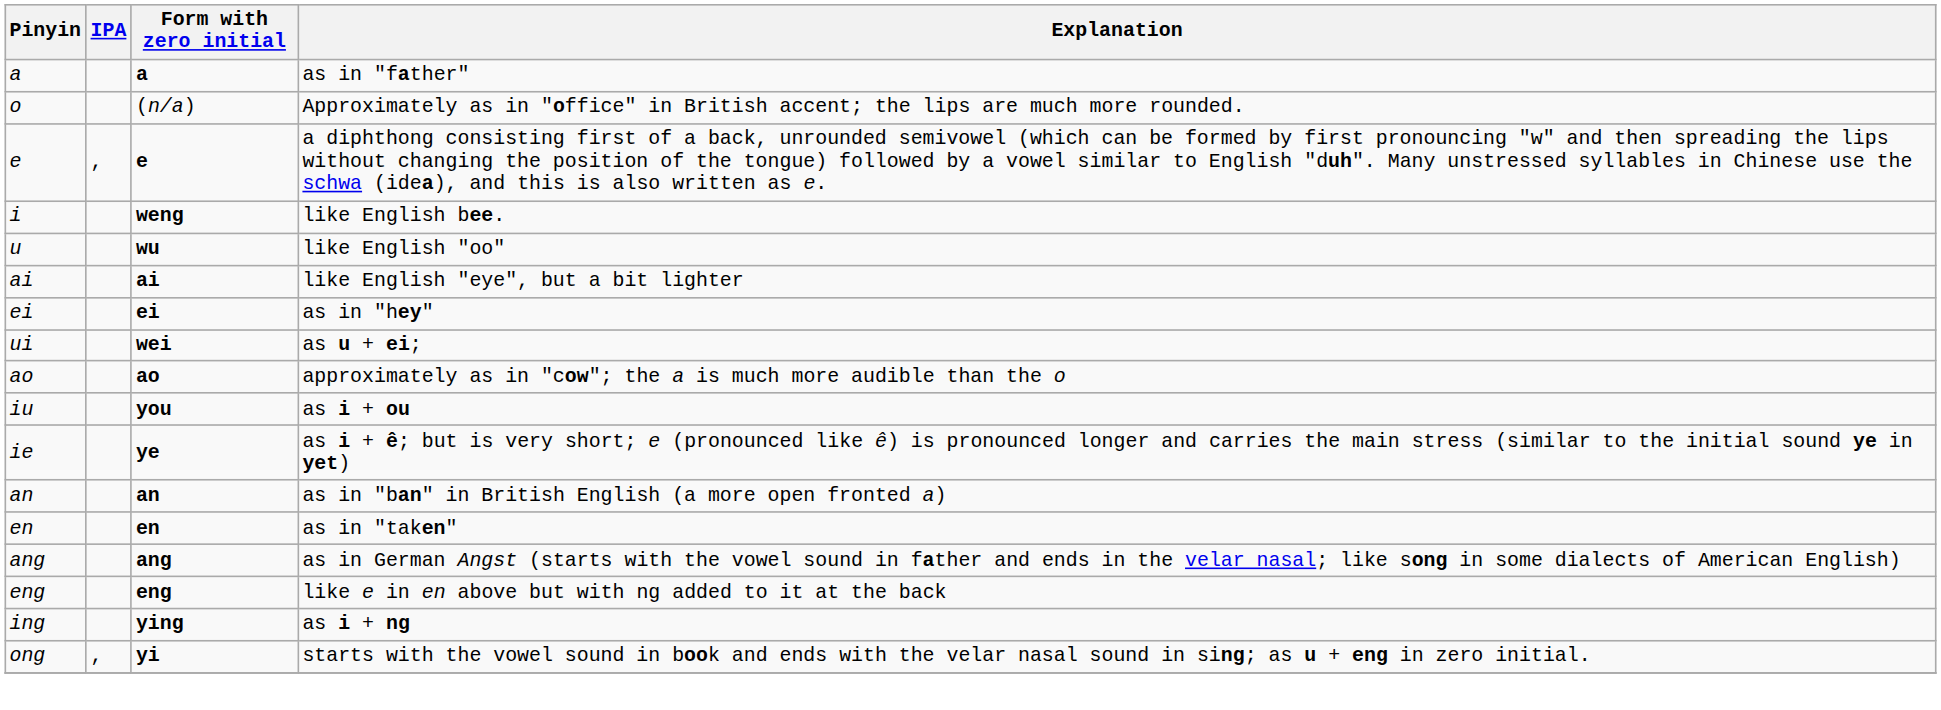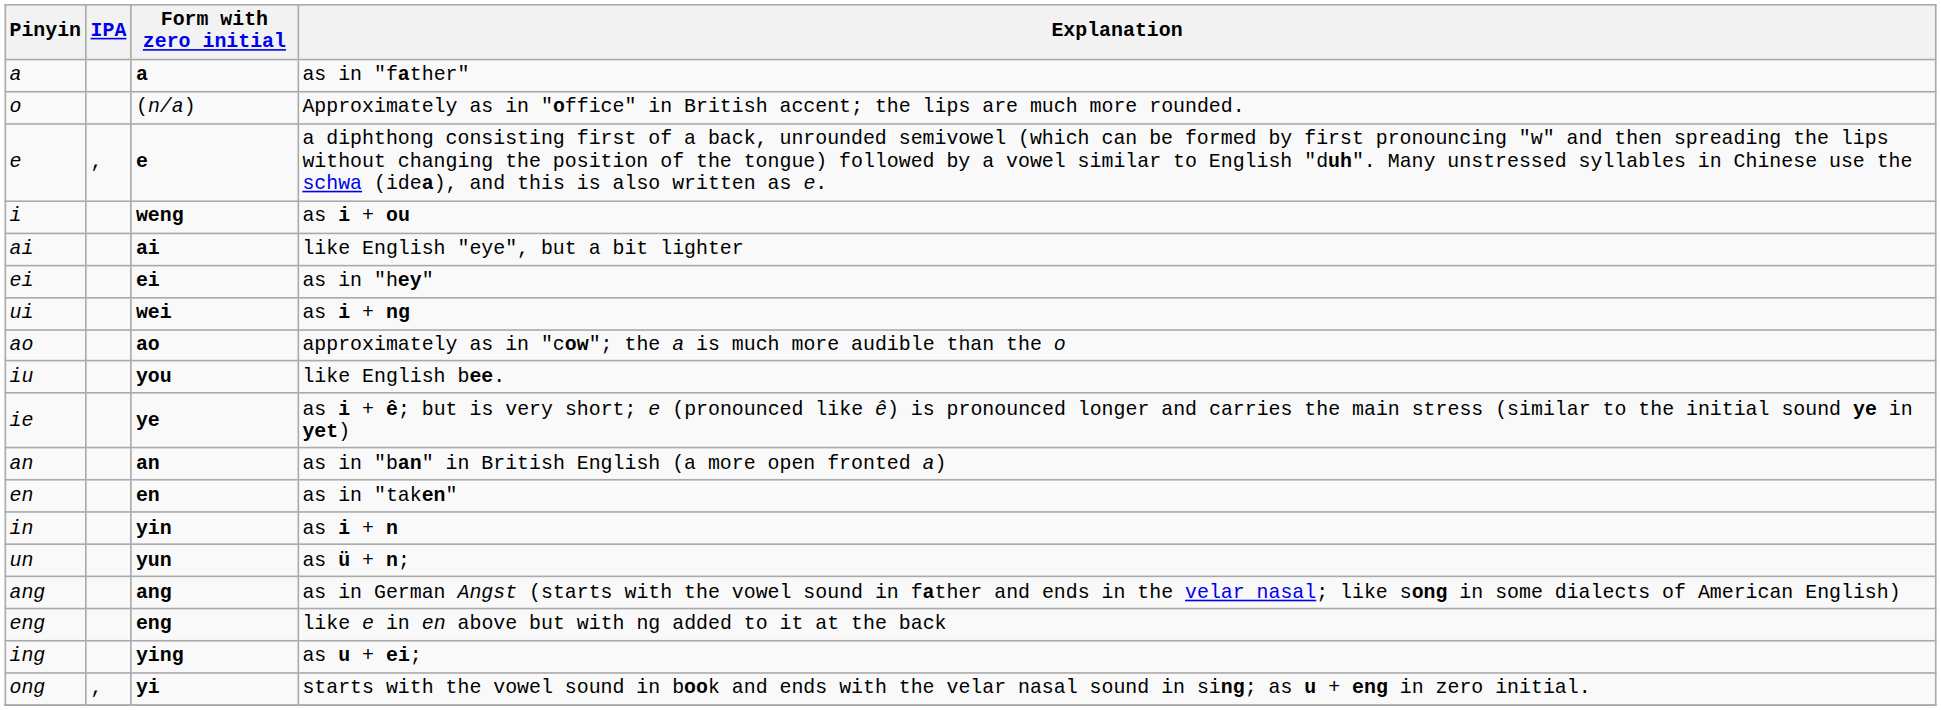(404, 217) like English bee. -> (356, 217) as i + ou
- row: (15, 249)
(362, 345) as u + ei; -> (356, 313) as i + ng
(356, 409) as i + ou -> (404, 377) like English bee.
+ row: (21, 528)
+ row: (21, 560)
(356, 625) as i + ng -> (362, 657) as u + ei;
